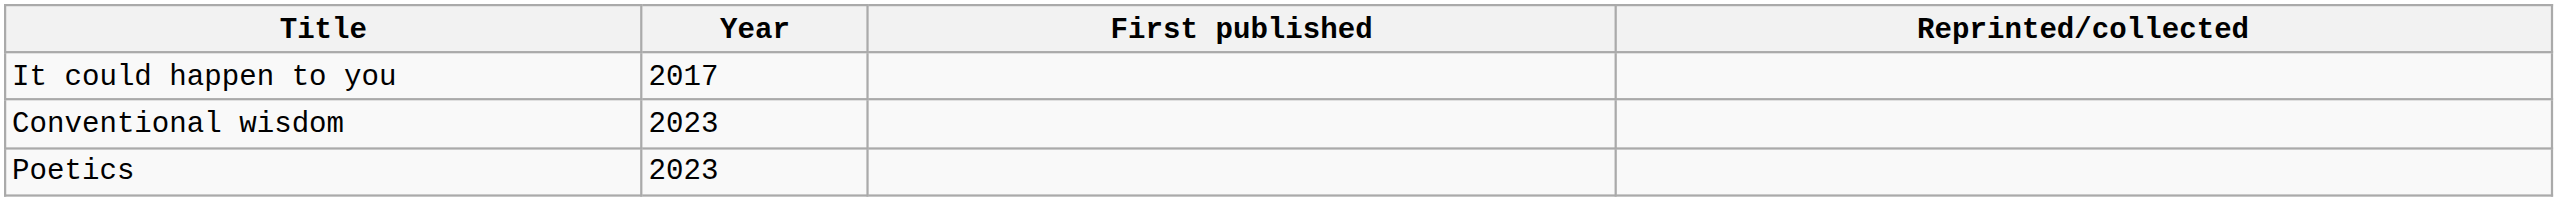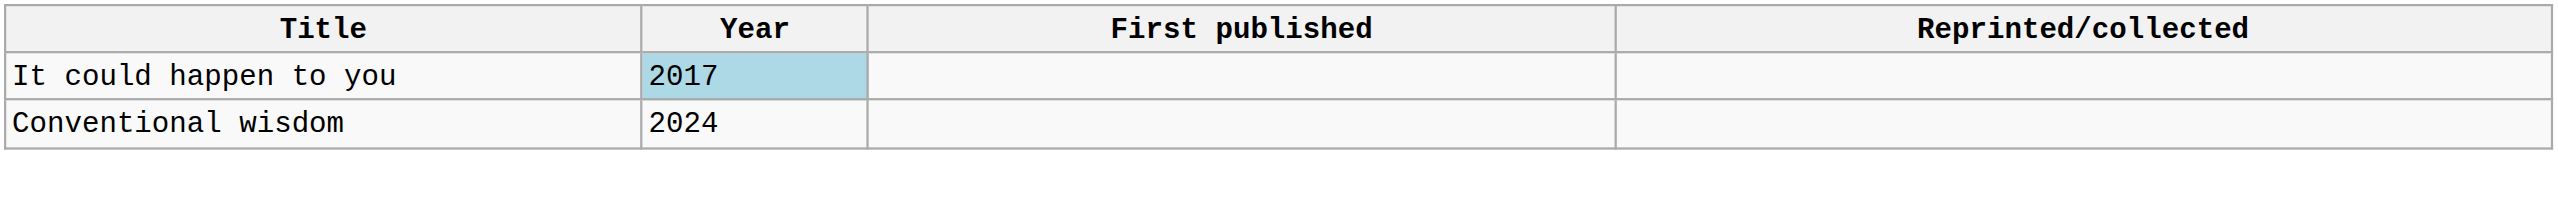(683, 76) no background -> (683, 76) lightblue background
(683, 124) 2023 -> (683, 124) 2024
- row: (73, 171)
